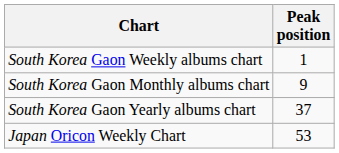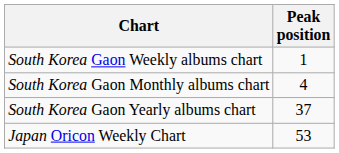(303, 85) 9 -> (303, 85) 4
